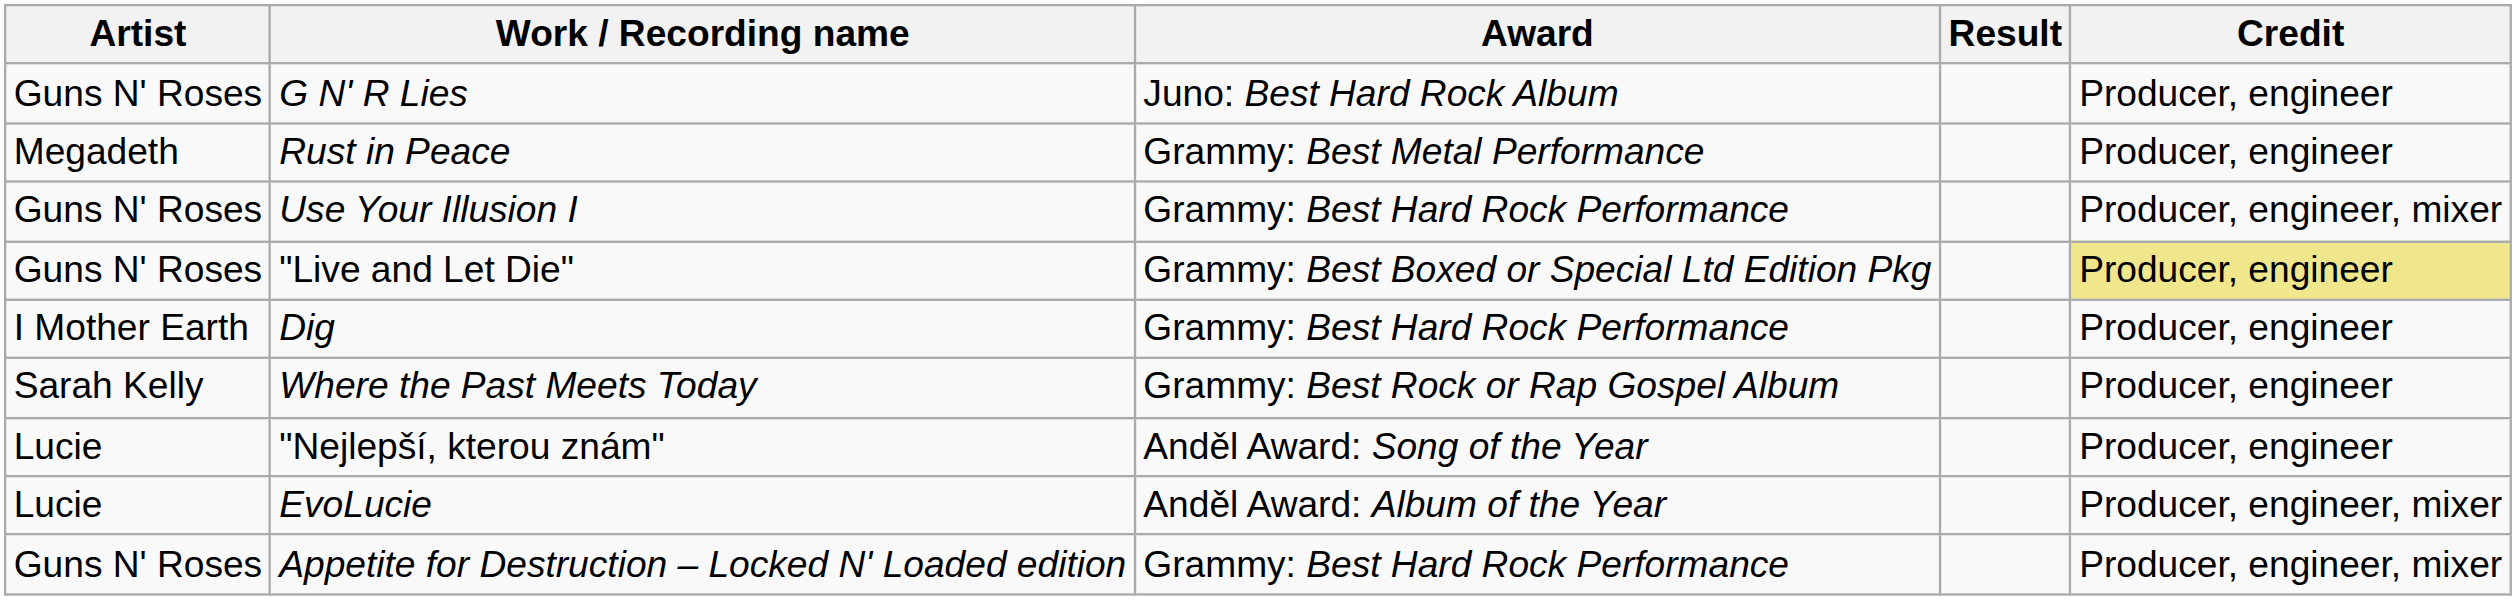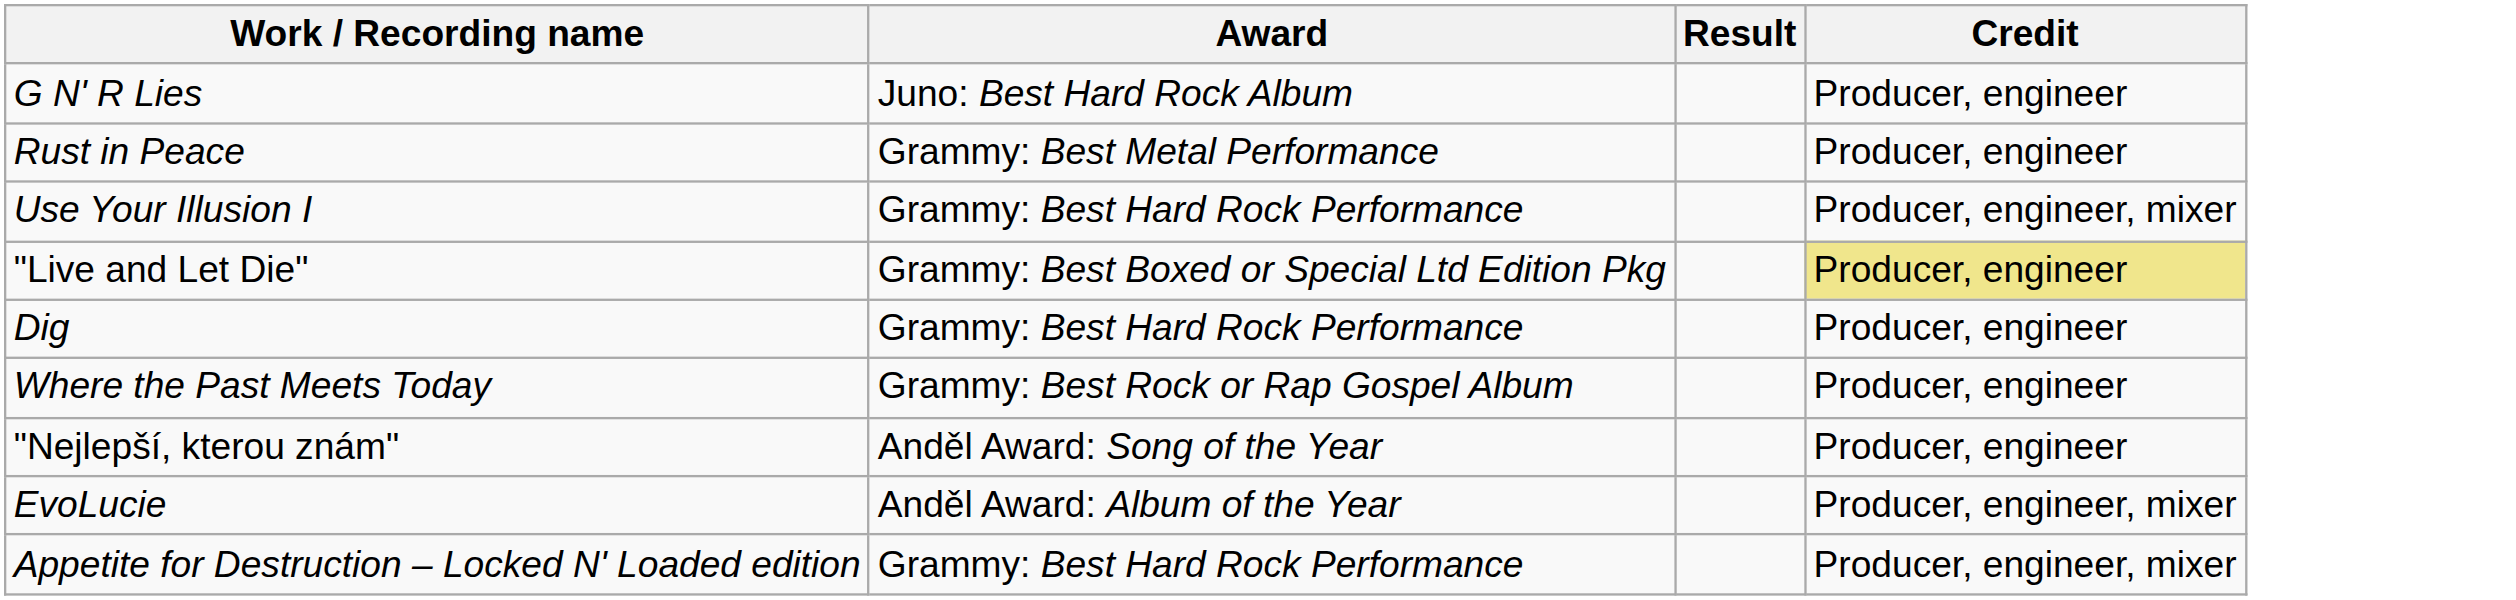- column: (138, 33)
